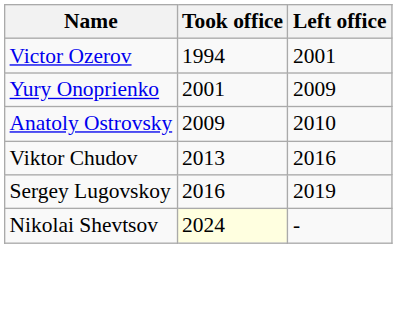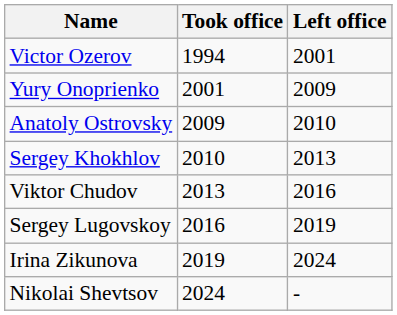+ row: (85, 157)
+ row: (74, 259)
(204, 225) lightyellow background -> (204, 293) no background
